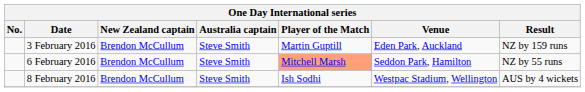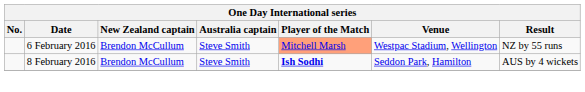- row: (61, 45)
(423, 62) Seddon Park, Hamilton -> (436, 45) Westpac Stadium, Wellington
(301, 78) normal -> (302, 62) bold
(436, 78) Westpac Stadium, Wellington -> (423, 62) Seddon Park, Hamilton
